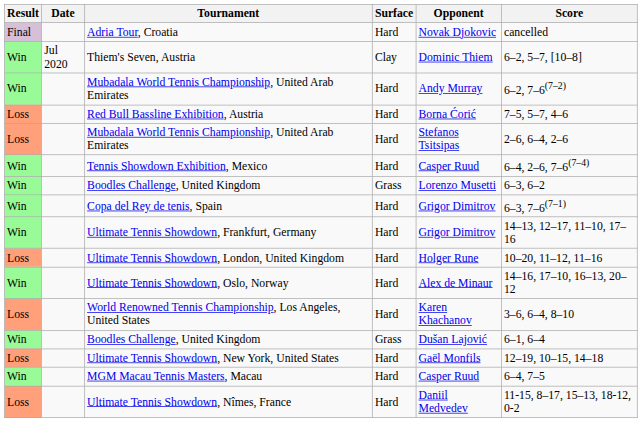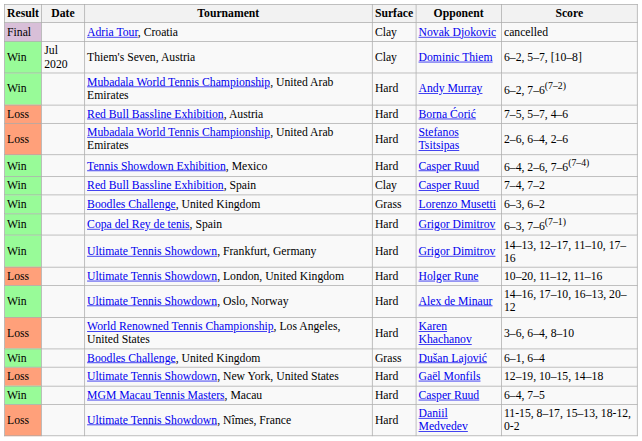(387, 32) Hard -> (386, 32) Clay
+ row: (17, 186)
